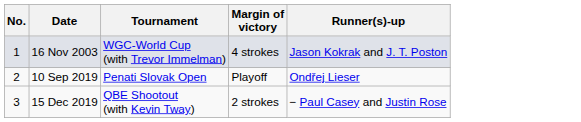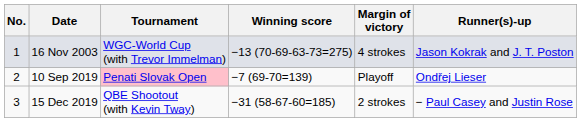+ column: (292, 20)
(155, 77) no background -> (155, 77) pink background
